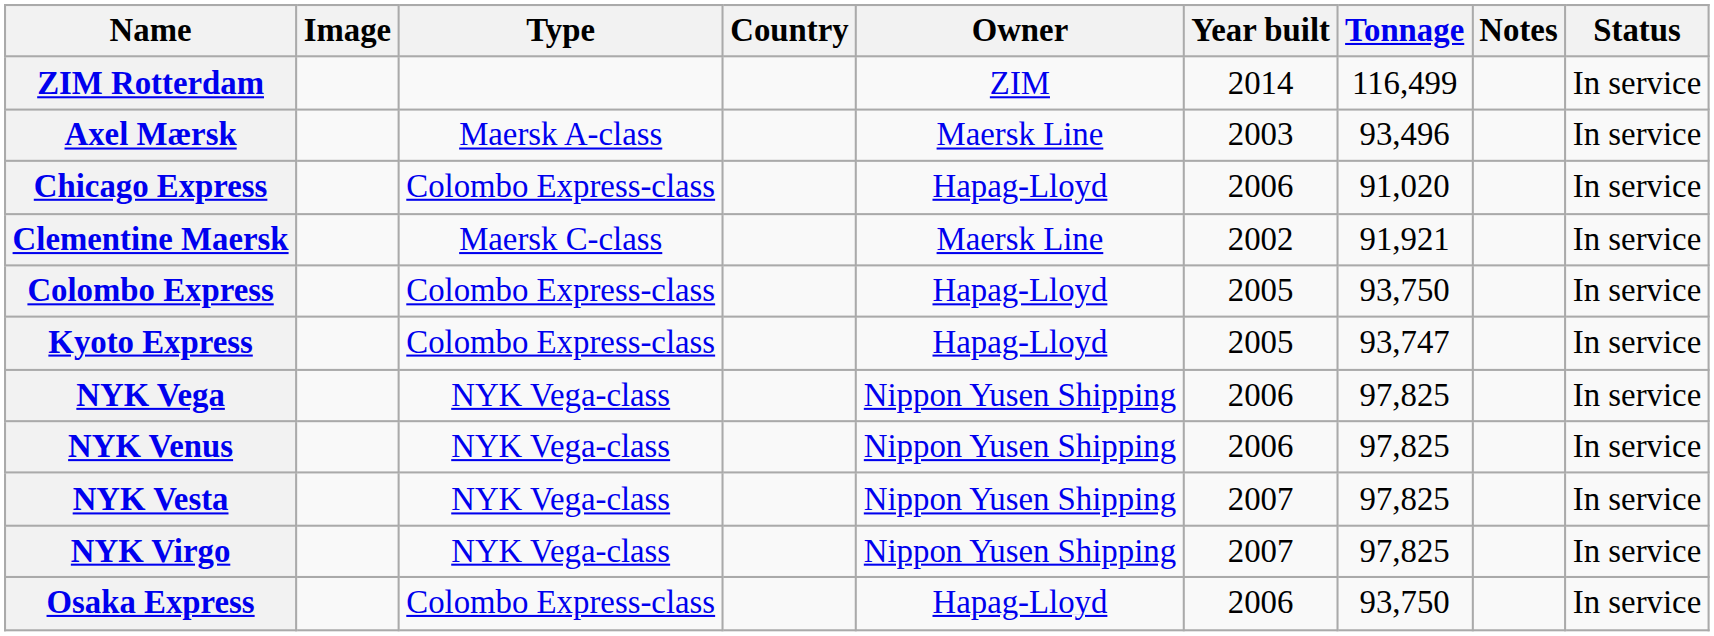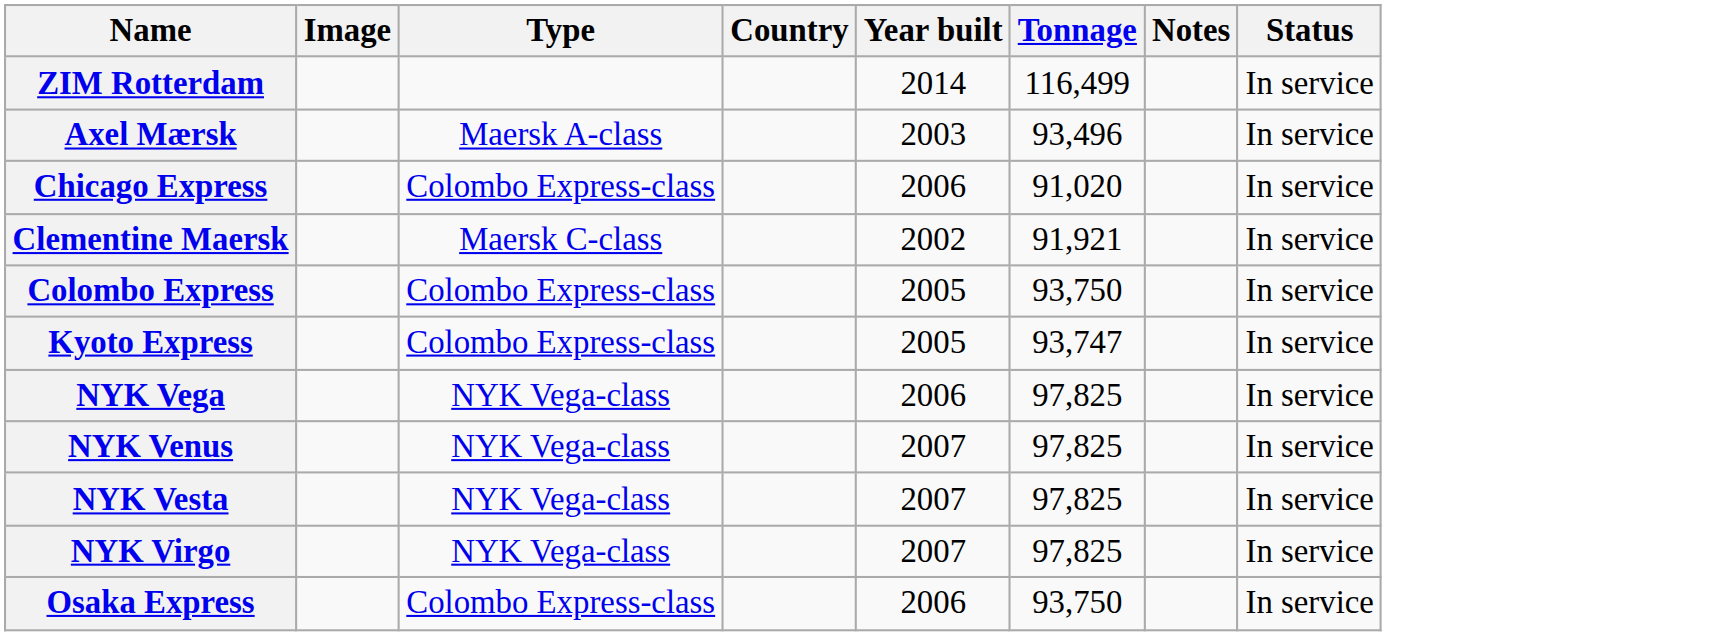- column: (1020, 30)
(1261, 446) 2006 -> (933, 446) 2007
